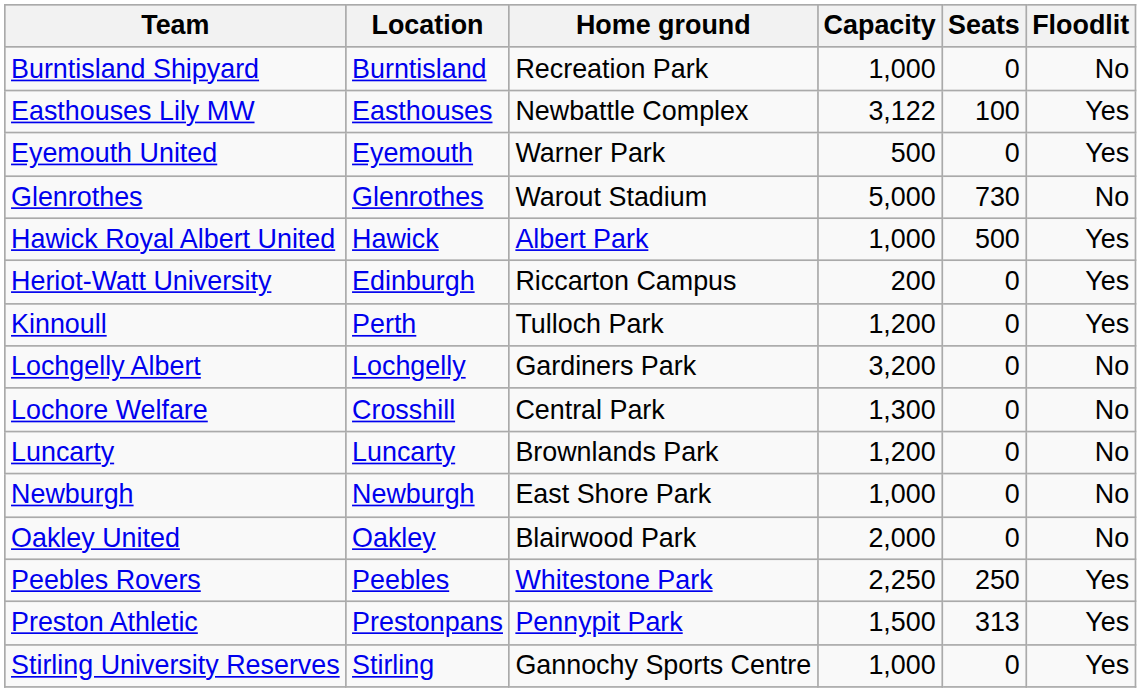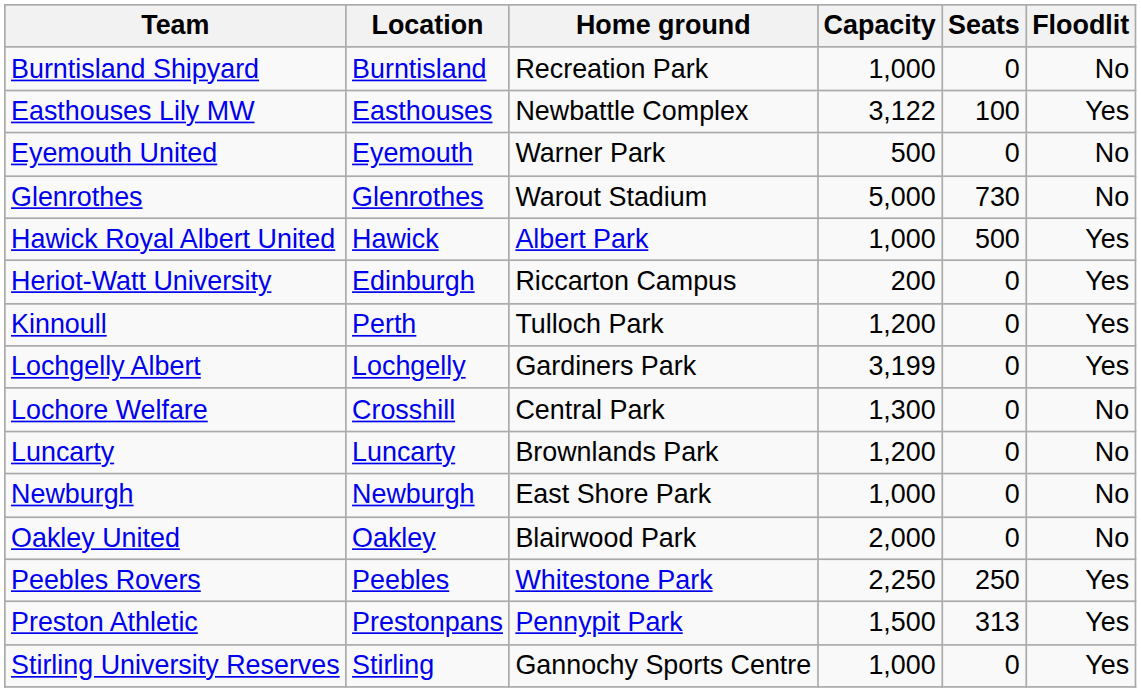(1107, 153) Yes -> (1112, 153) No
(902, 366) 3,200 -> (902, 366) 3,199
(1112, 366) No -> (1107, 366) Yes
